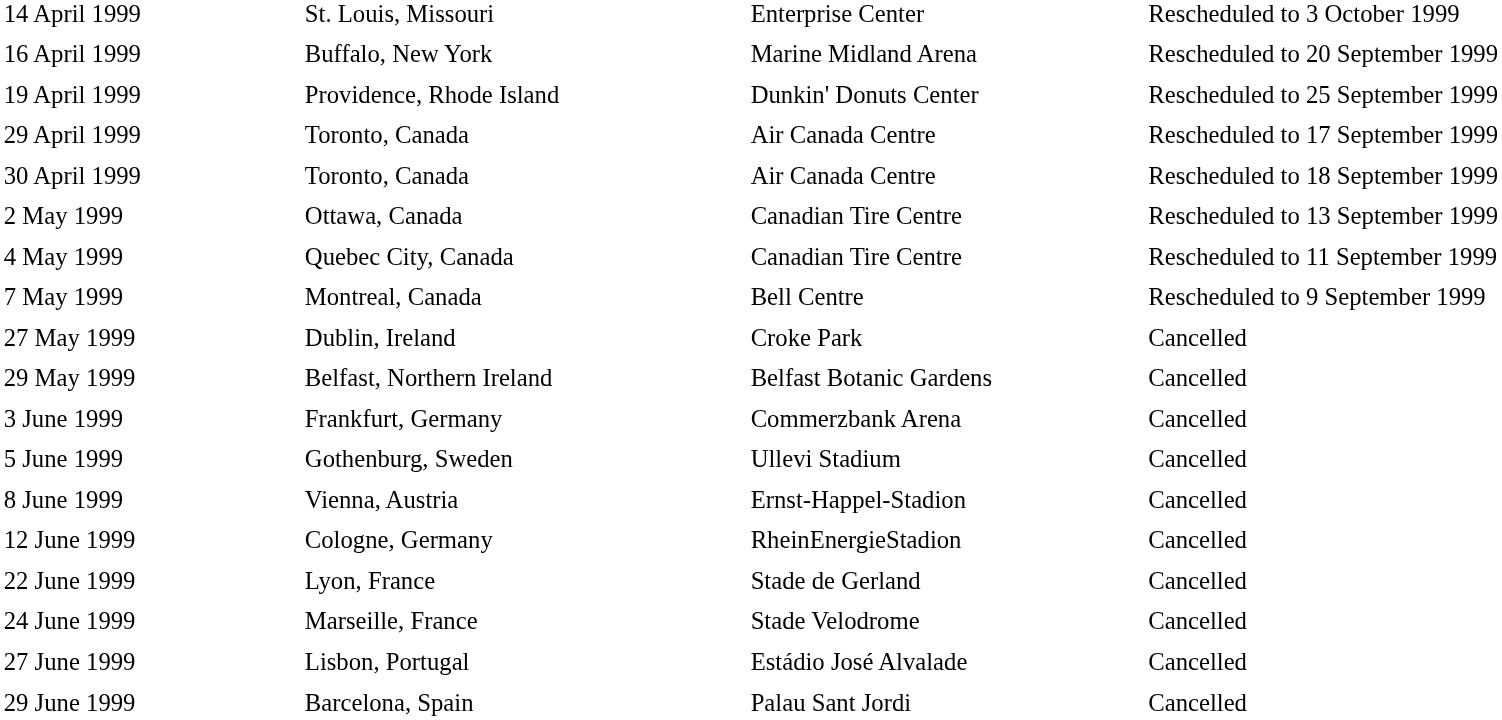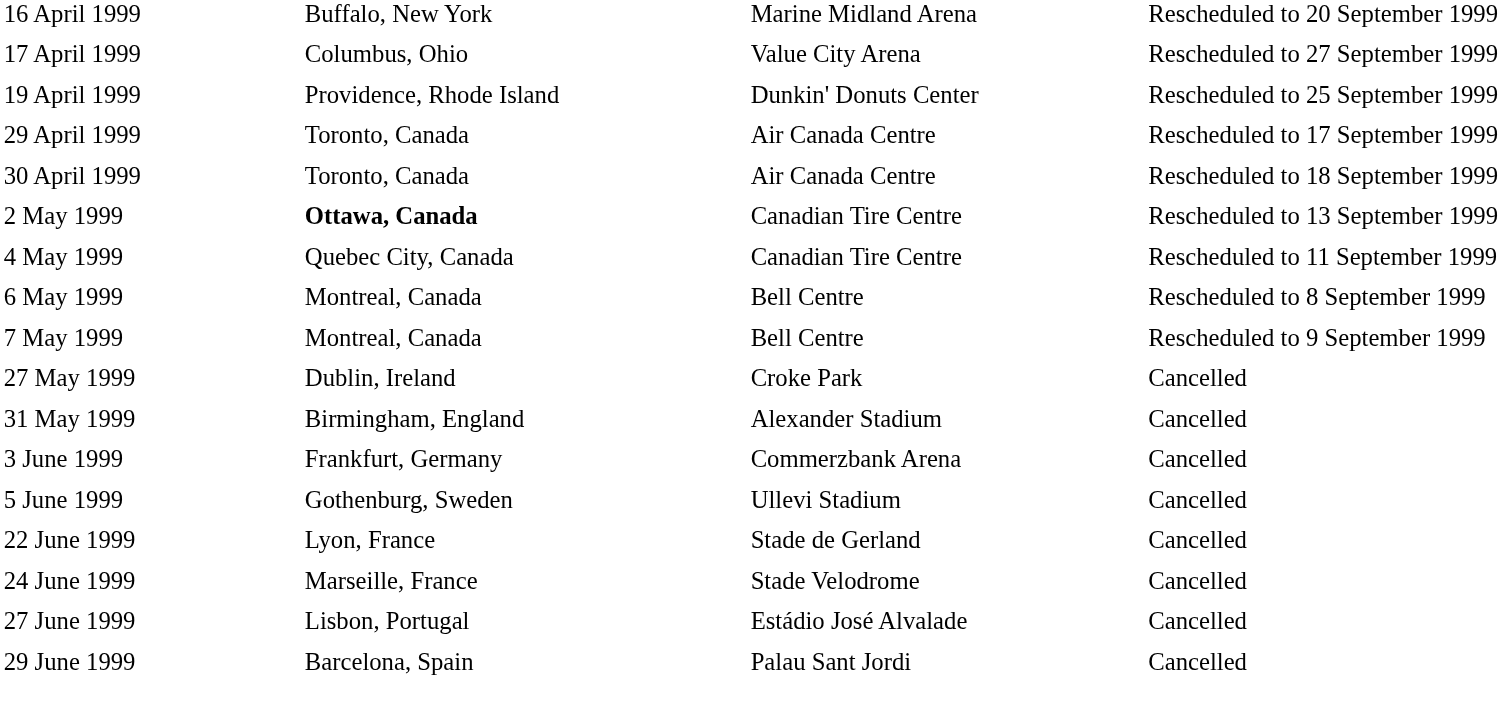- row: (72, 14)
+ row: (72, 54)
(384, 216) normal -> (391, 216) bold
+ row: (63, 298)
- row: (70, 379)
+ row: (70, 419)
- row: (63, 500)
- row: (70, 541)
